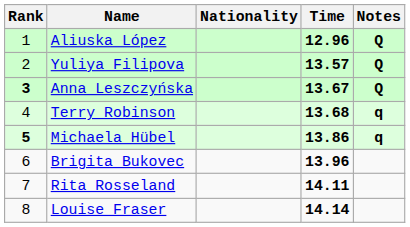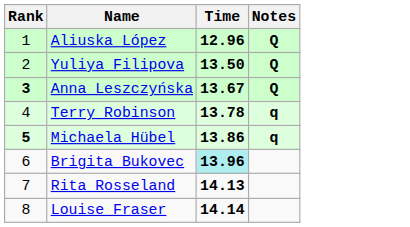- column: (249, 17)
(327, 65) 13.57 -> (222, 65) 13.50
(327, 113) 13.68 -> (222, 113) 13.78
(327, 162) no background -> (222, 162) paleturquoise background
(327, 186) 14.11 -> (222, 186) 14.13
